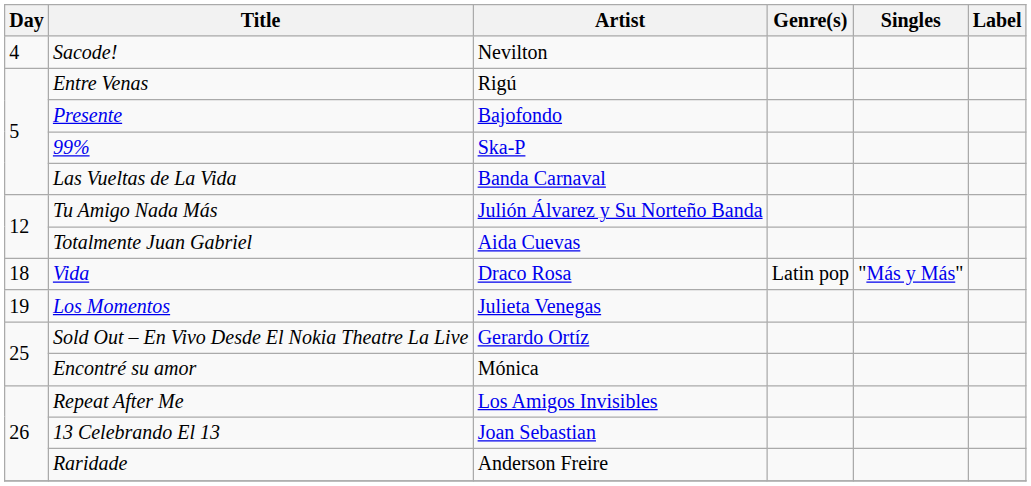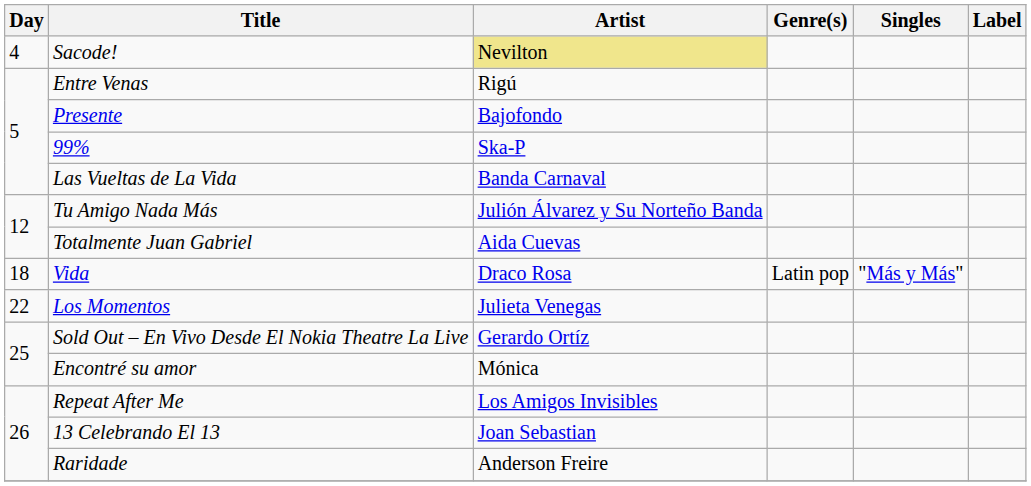(513, 52) no background -> (513, 52) khaki background
(19, 305) 19 -> (19, 305) 22
